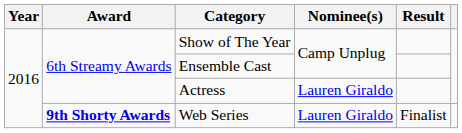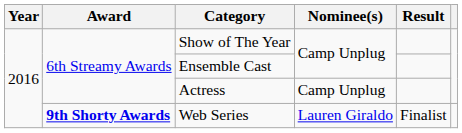(345, 90) Lauren Giraldo -> (341, 90) Camp Unplug
